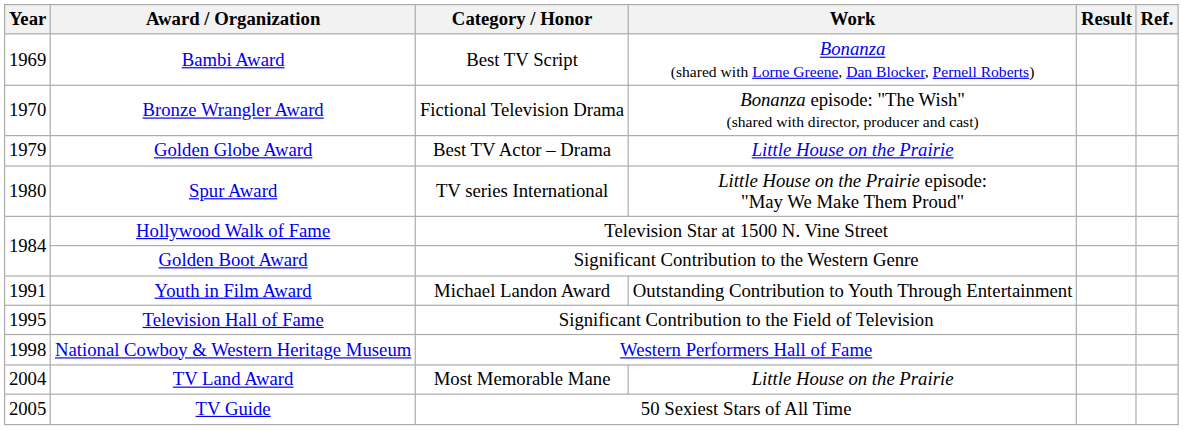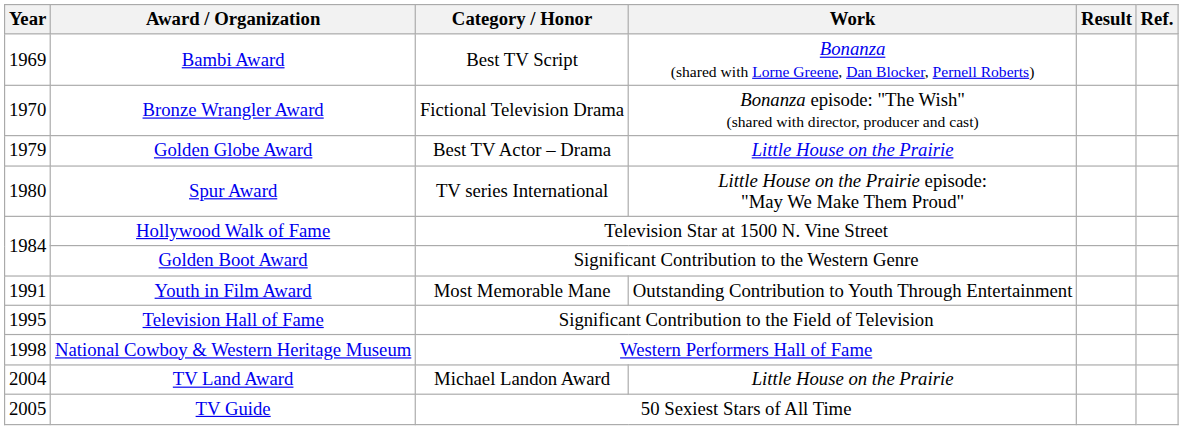(522, 290) Michael Landon Award -> (522, 290) Most Memorable Mane
(522, 379) Most Memorable Mane -> (522, 379) Michael Landon Award
